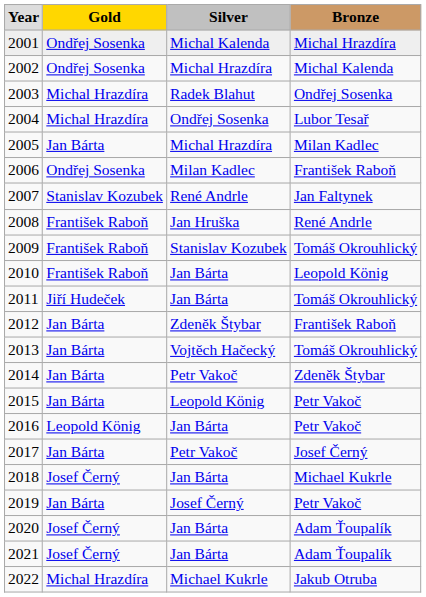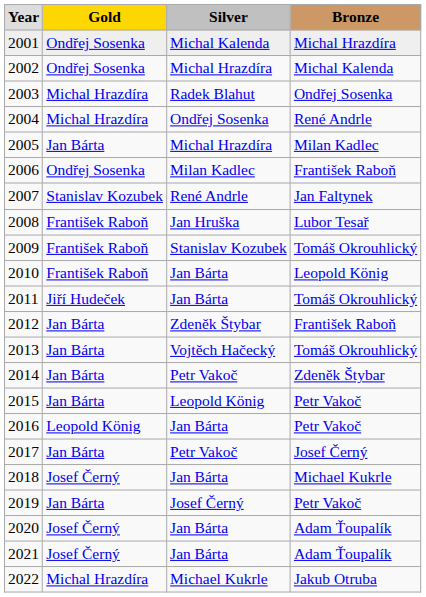(331, 119) Lubor Tesař -> (333, 119) René Andrle
(333, 221) René Andrle -> (331, 221) Lubor Tesař
